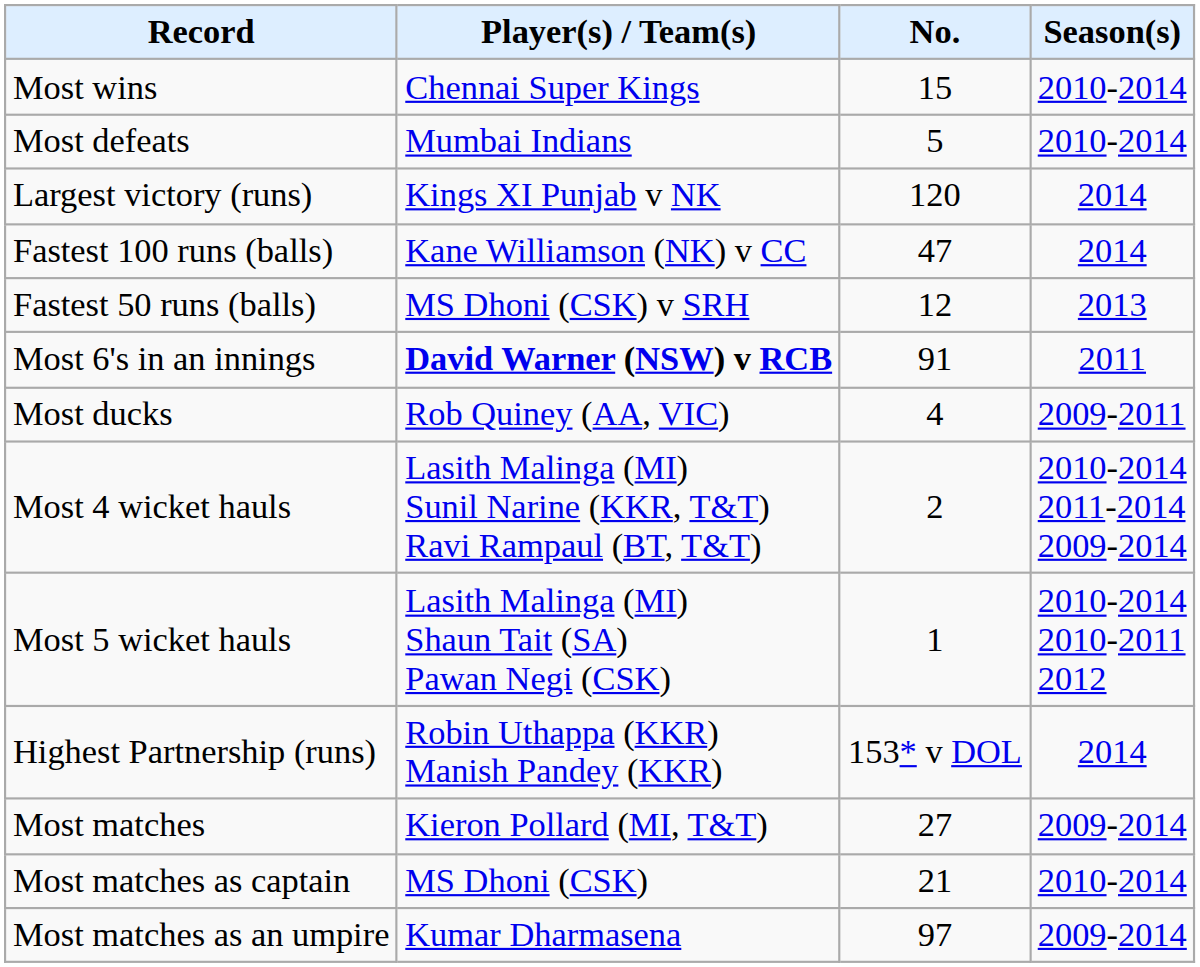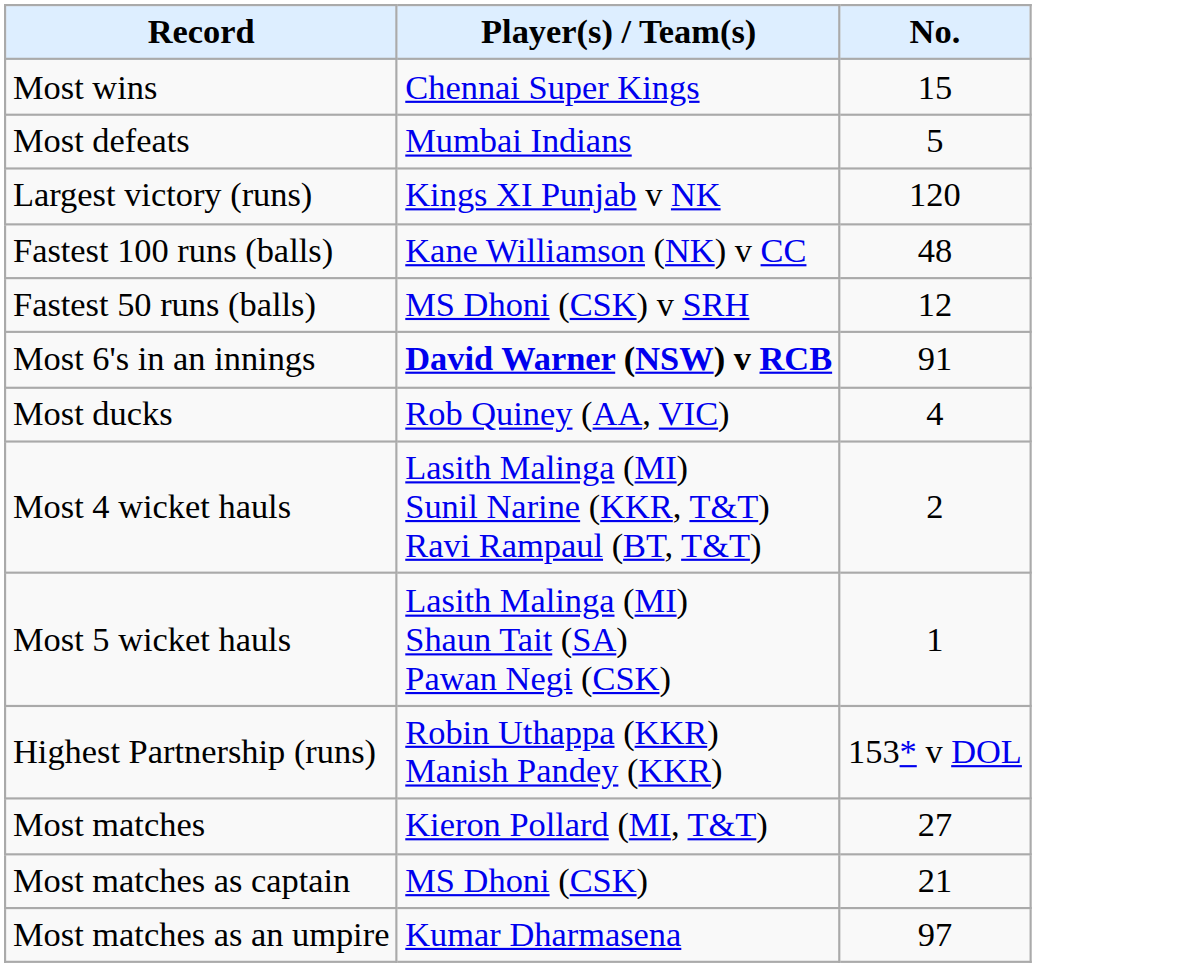- column: (1112, 31)
(935, 250) 47 -> (935, 250) 48
